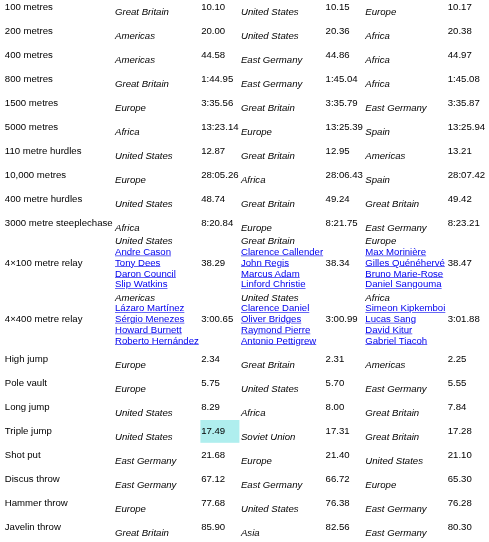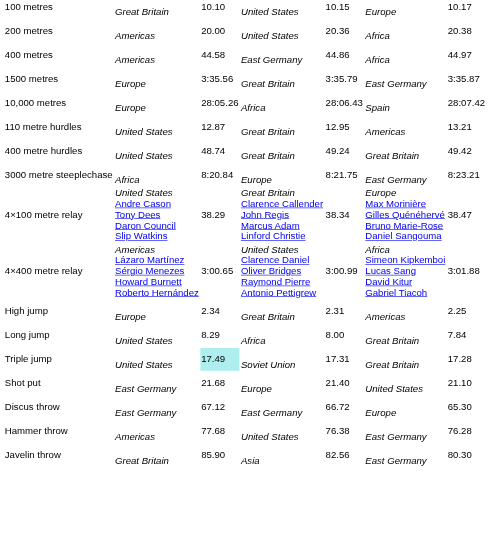- row: (29, 78)
- row: (31, 126)
rows swapped: (35, 174) <-> (43, 150)
- row: (26, 383)
(130, 509) Europe -> (135, 437) Americas
